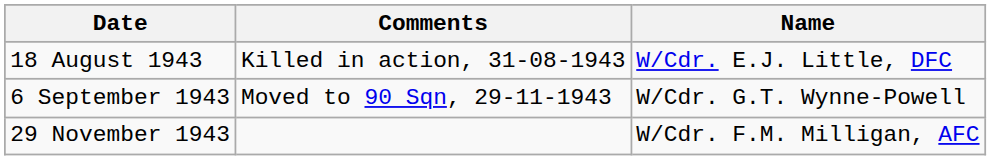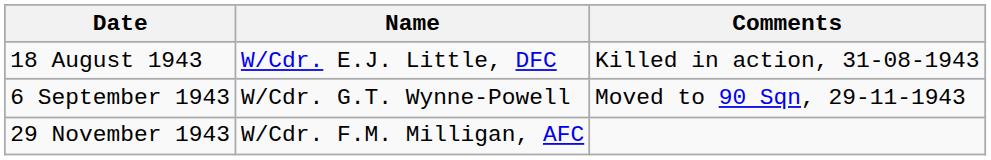columns swapped: (808, 24) <-> (433, 24)
